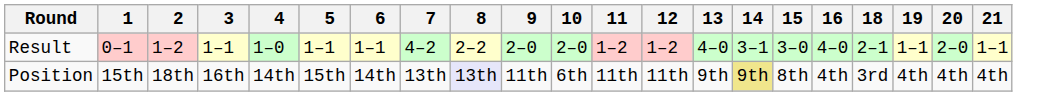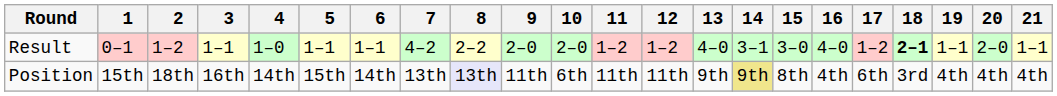+ column: (873, 19)
(873, 48) normal -> (912, 48) bold
